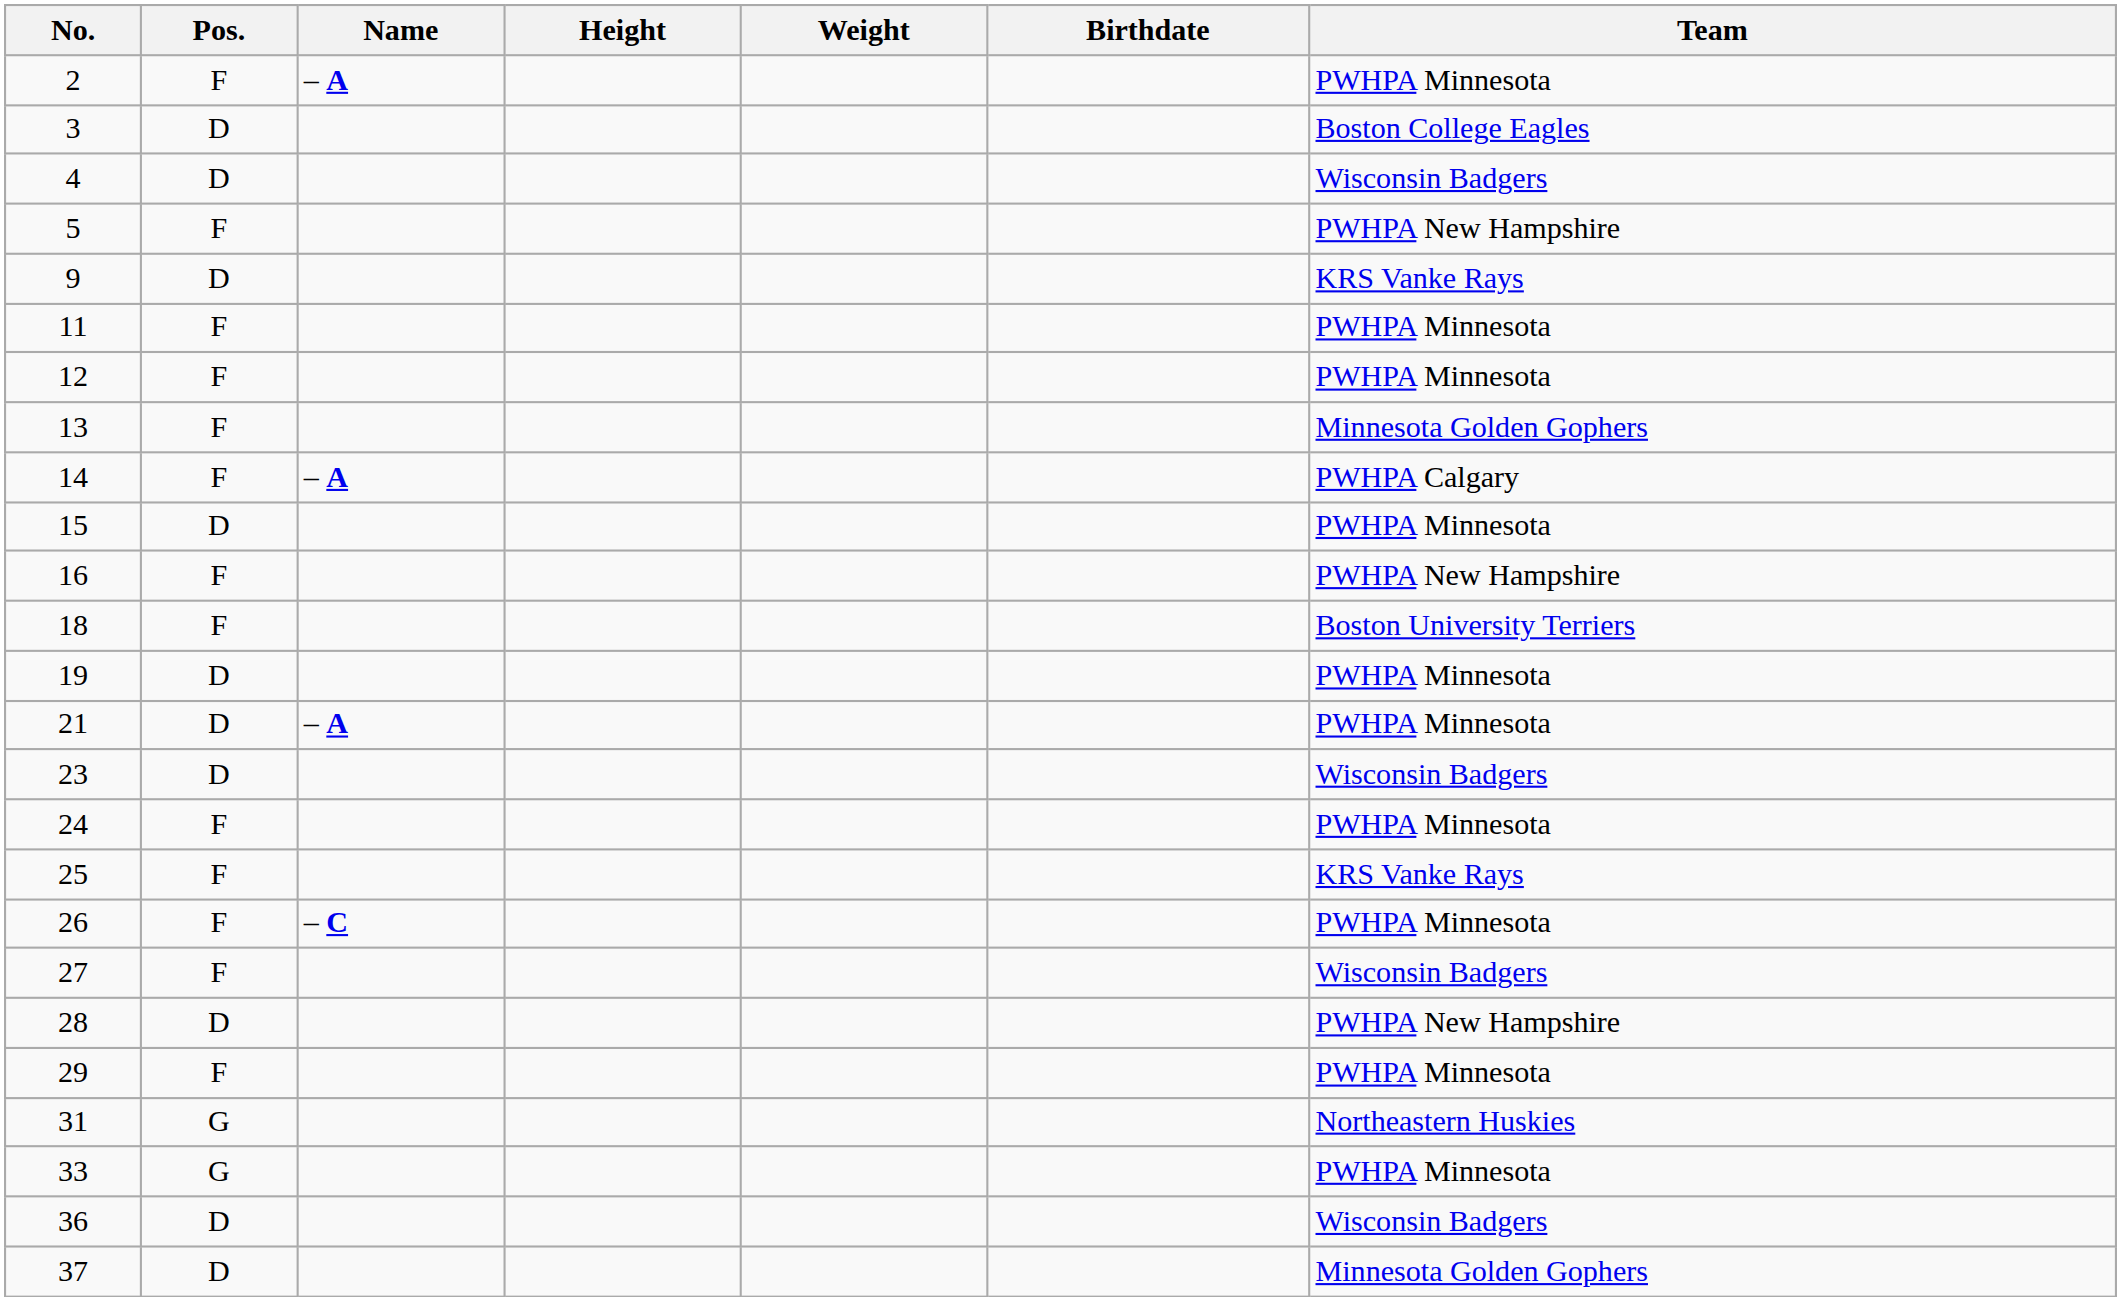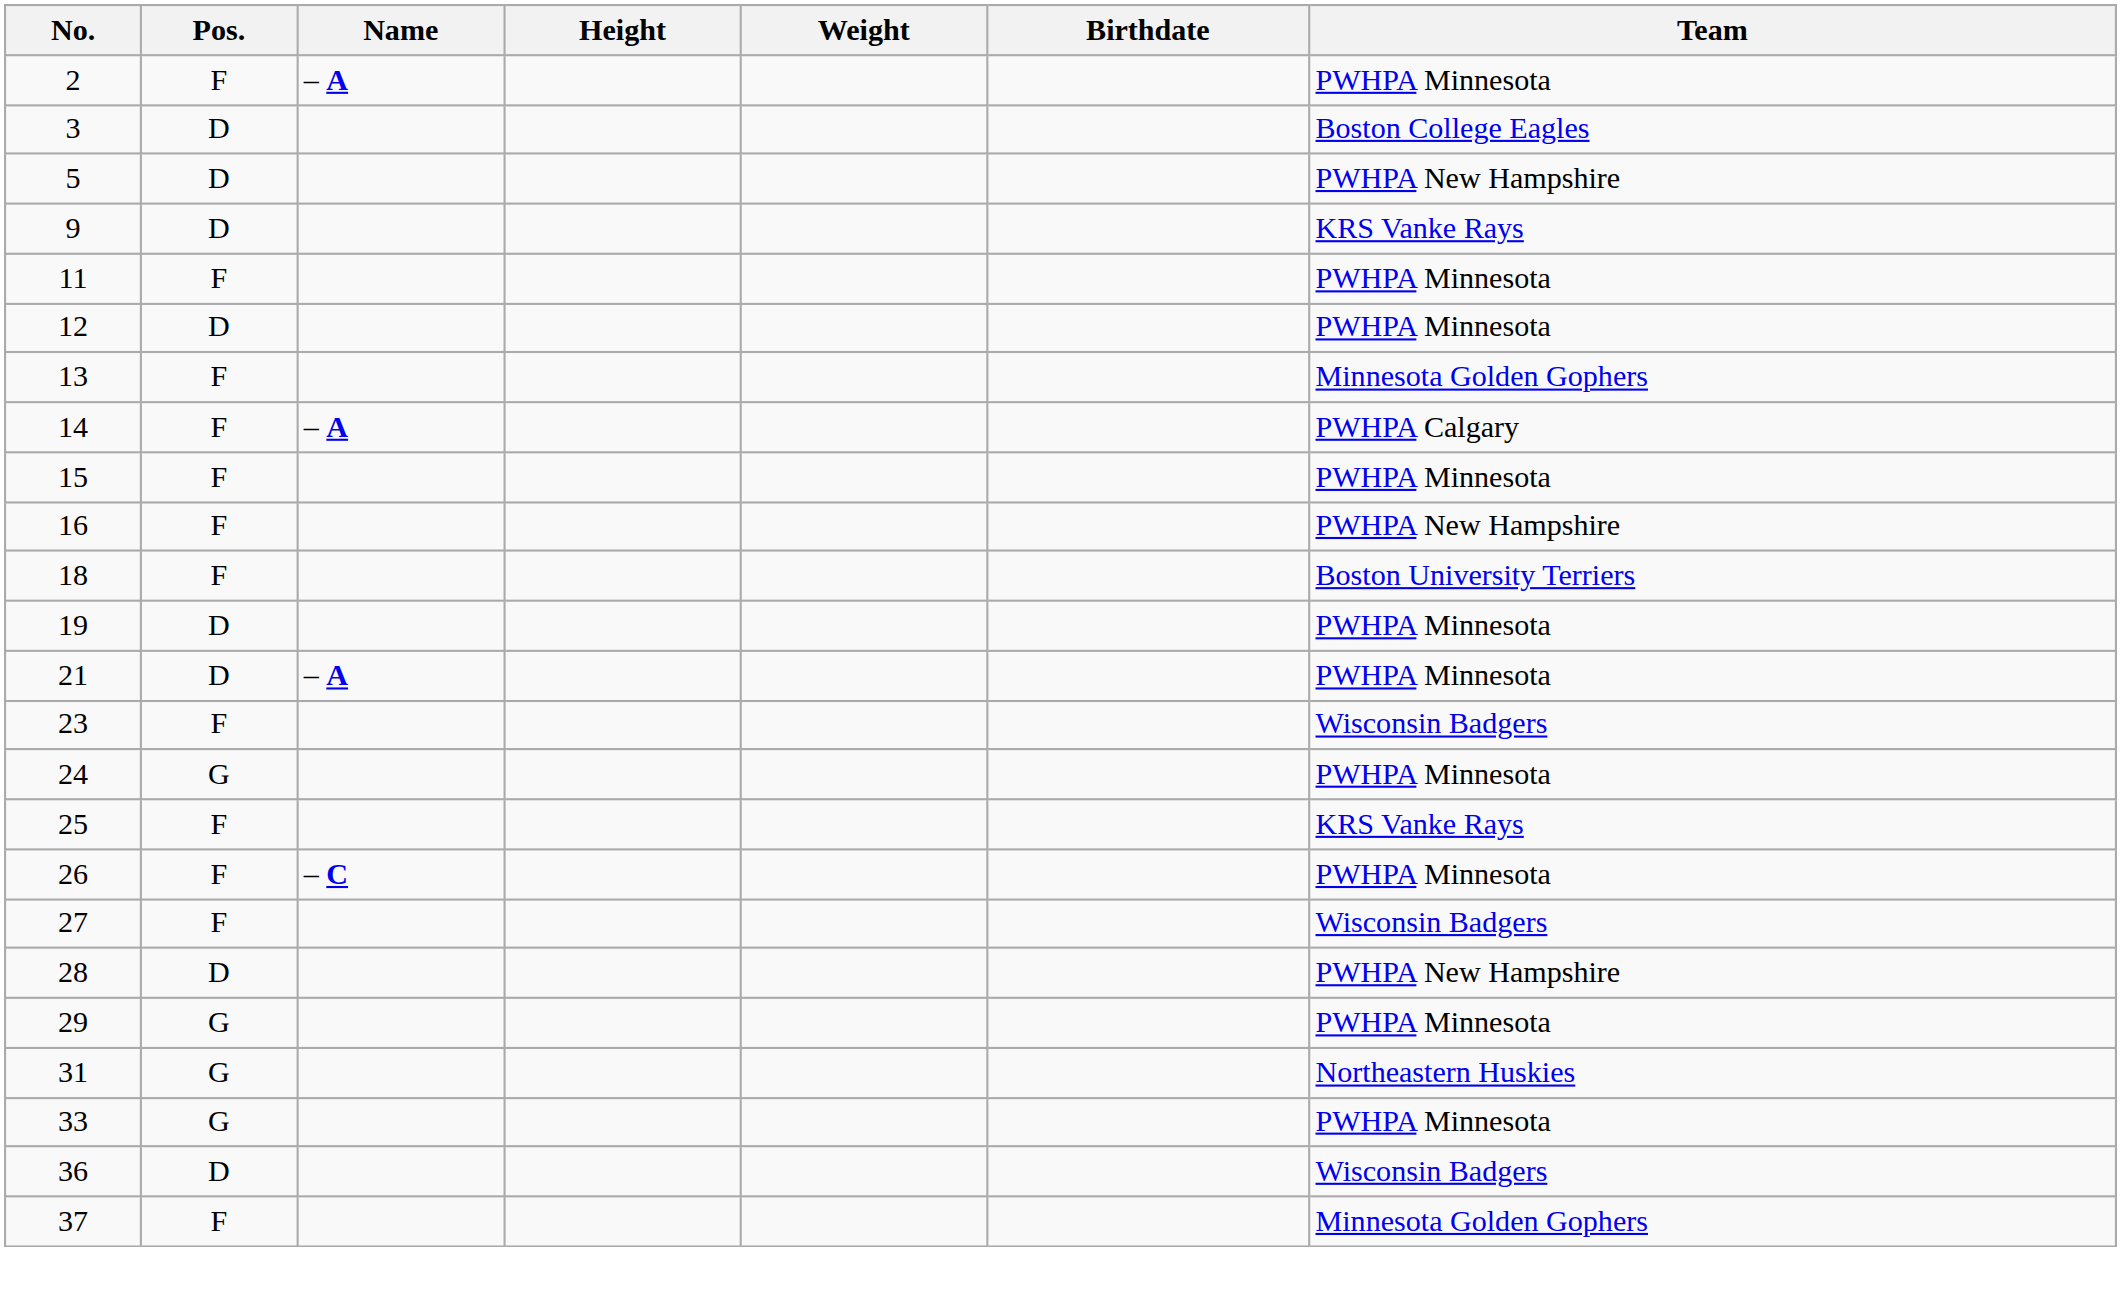- row: (73, 178)
(219, 228) F -> (219, 178) D
(219, 377) F -> (219, 327) D
(219, 526) D -> (219, 476) F
(219, 774) D -> (219, 724) F
(219, 823) F -> (219, 774) G
(219, 1072) F -> (219, 1022) G
(219, 1270) D -> (219, 1221) F
